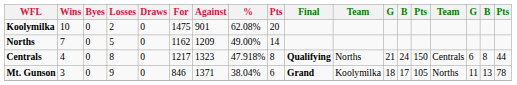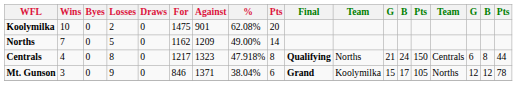(390, 73) 18 -> (390, 73) 15
(473, 73) 11 -> (474, 73) 12
(487, 73) 13 -> (488, 73) 12
